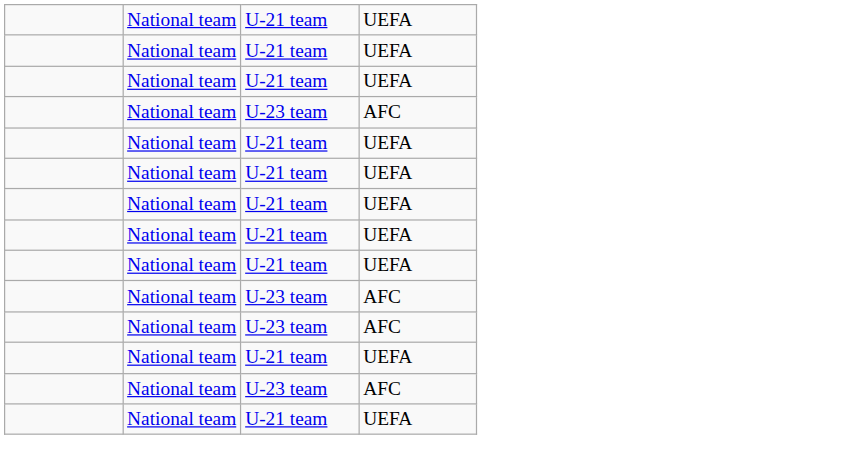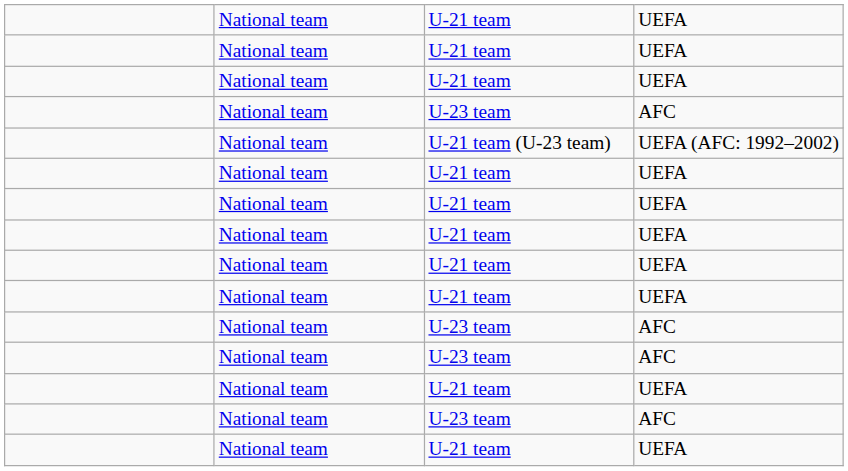+ row: (520, 142)
